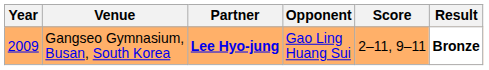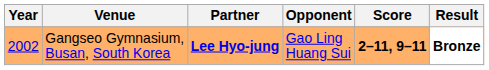(23, 46) 2009 -> (23, 46) 2002
(392, 46) normal -> (392, 46) bold
